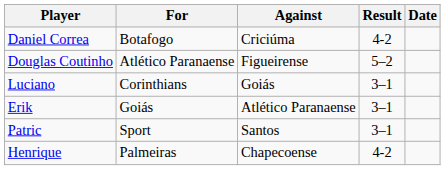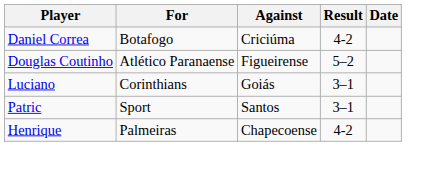- row: (20, 107)
